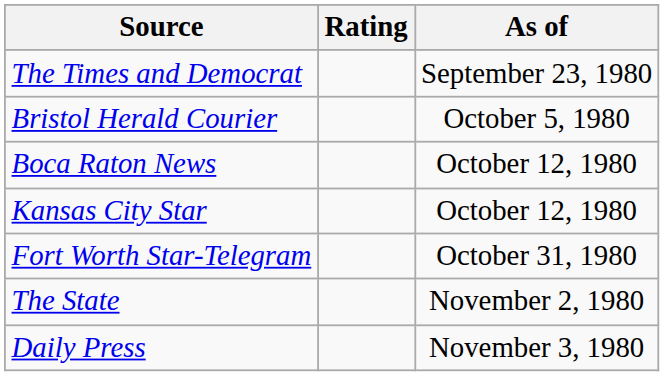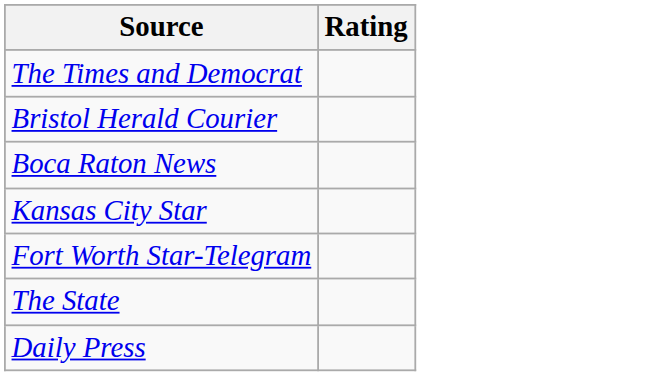- column: (537, 27)
